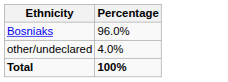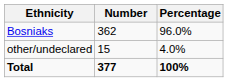+ column: (126, 13)
